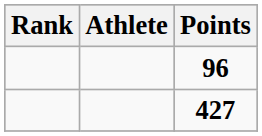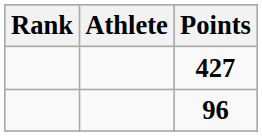rows swapped: (215, 109) <-> (215, 67)
